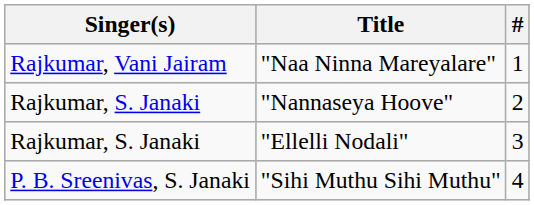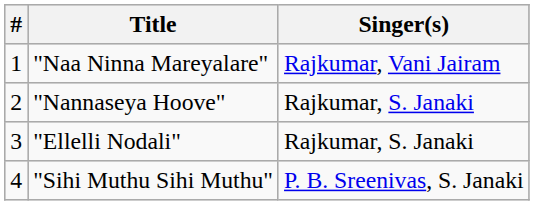columns swapped: (518, 24) <-> (130, 24)
